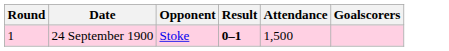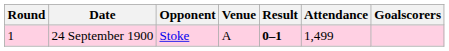+ column: (239, 14)
(278, 35) 1,500 -> (319, 35) 1,499
